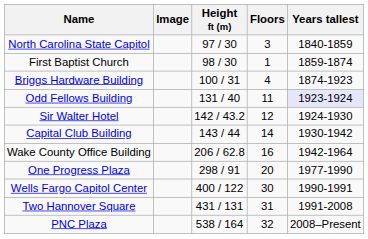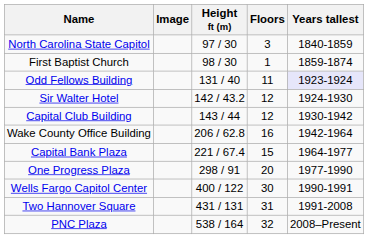- row: (79, 80)
(267, 134) 14 -> (267, 116) 12
+ row: (79, 152)
